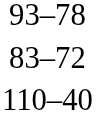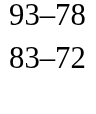- row: (47, 99)
